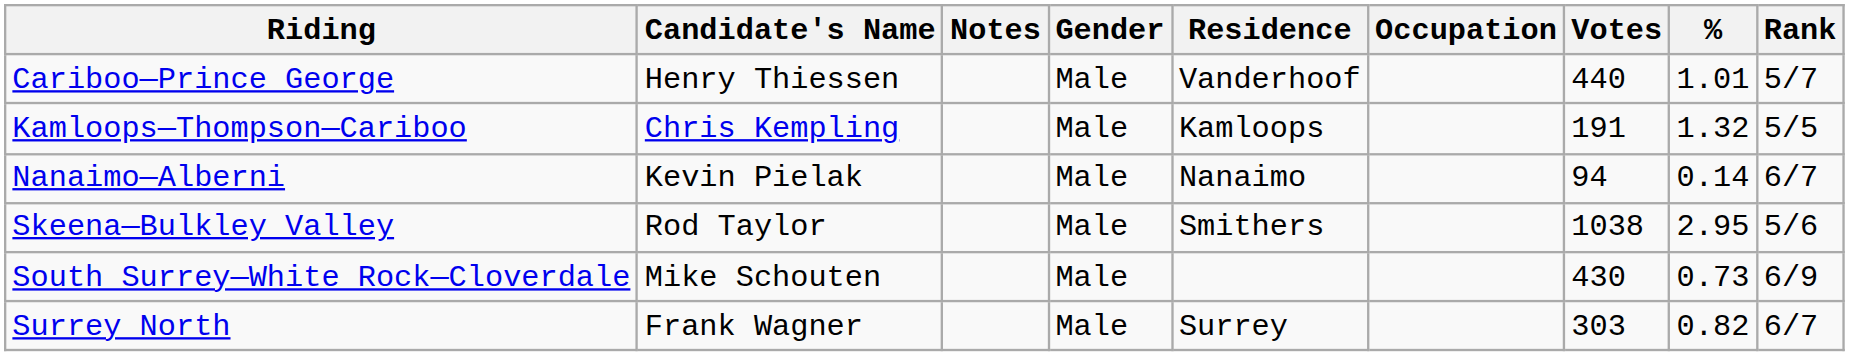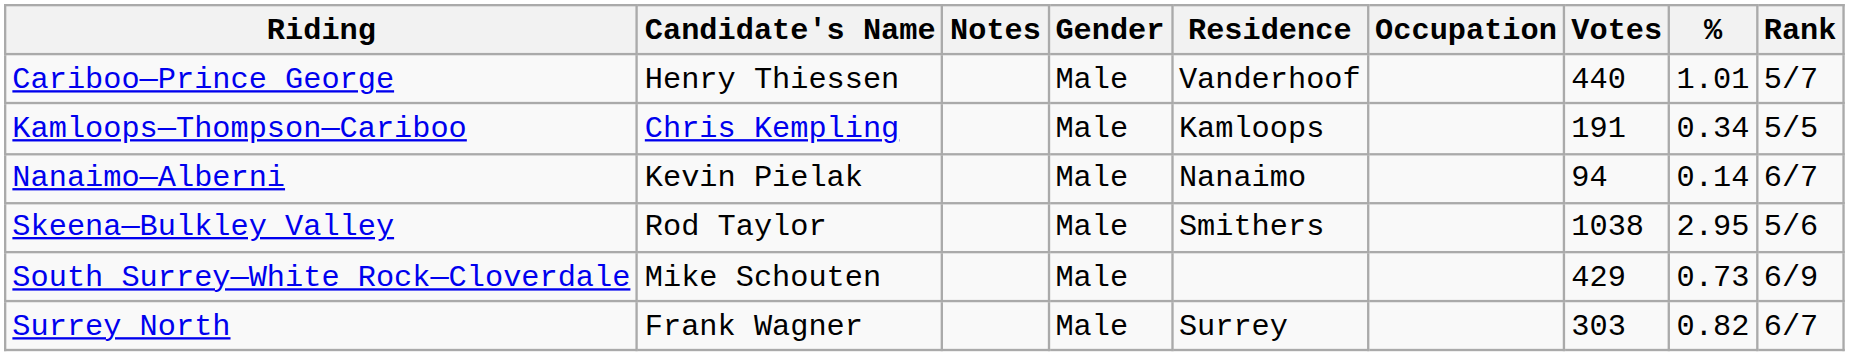(1713, 129) 1.32 -> (1713, 129) 0.34
(1599, 277) 430 -> (1599, 277) 429
